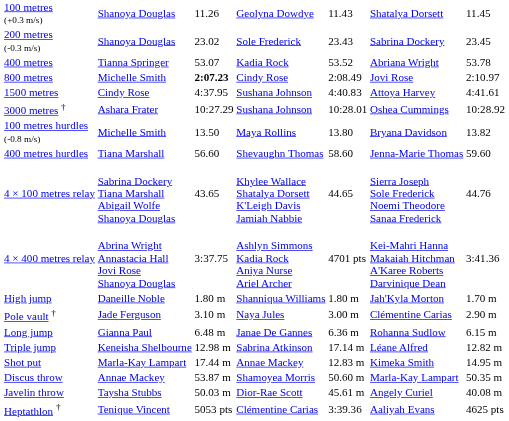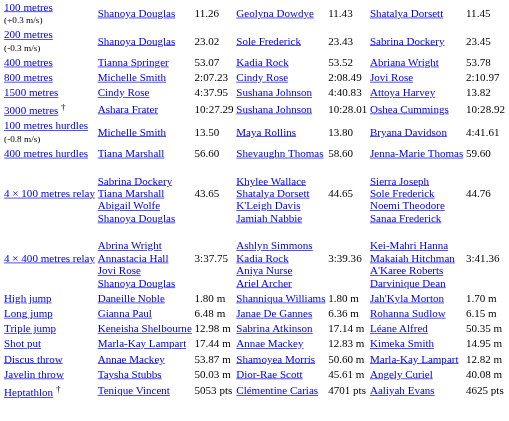(212, 77) bold -> (211, 77) normal
(483, 92) 4:41.61 -> (478, 92) 13.82
(478, 132) 13.82 -> (483, 132) 4:41.61
(347, 258) 4701 pts -> (345, 258) 3:39.36
- row: (30, 315)
(484, 347) 12.82 m -> (484, 329) 50.35 m
(484, 377) 50.35 m -> (484, 359) 12.82 m
(345, 409) 3:39.36 -> (347, 391) 4701 pts
